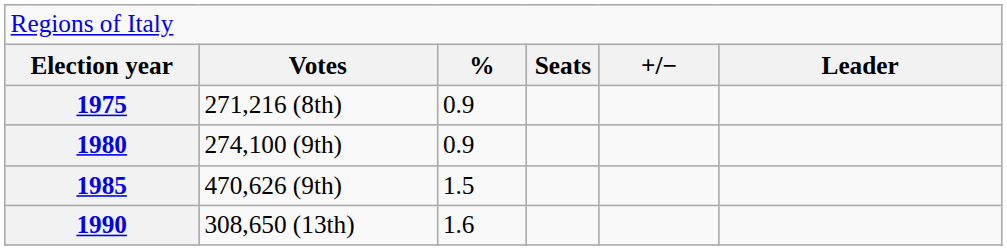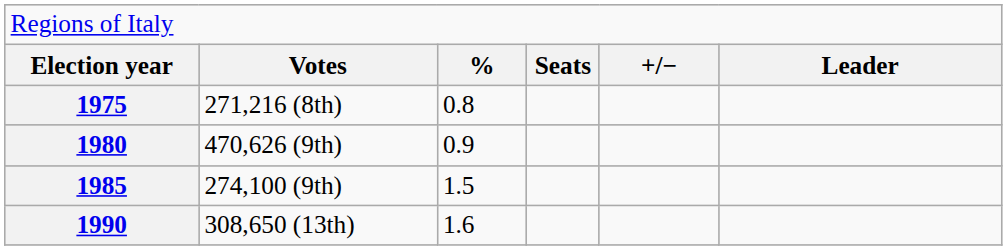(459, 104) 0.9 -> (459, 104) 0.8
(273, 144) 274,100 (9th) -> (273, 144) 470,626 (9th)
(273, 184) 470,626 (9th) -> (273, 184) 274,100 (9th)
